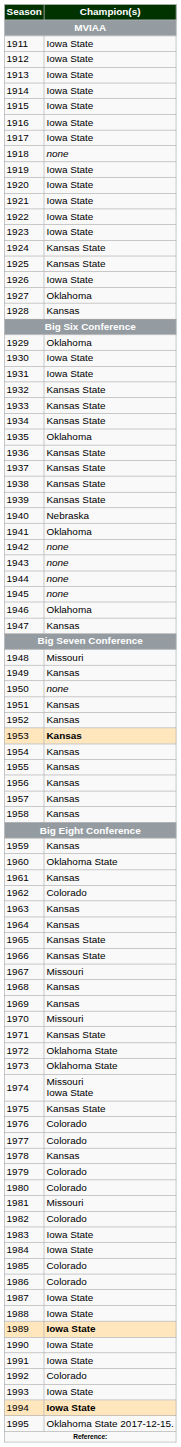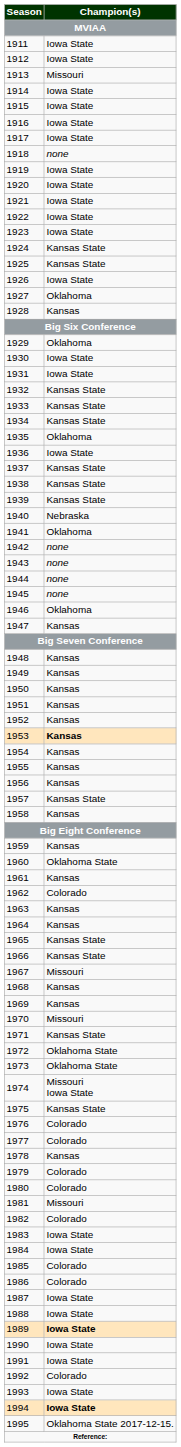(70, 75) Iowa State -> (65, 75) Missouri
(76, 452) Kansas State -> (70, 452) Iowa State
(65, 657) Missouri -> (63, 657) Kansas
(57, 688) none -> (63, 688) Kansas
(63, 798) Kansas -> (76, 798) Kansas State
